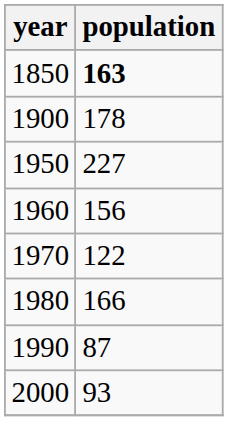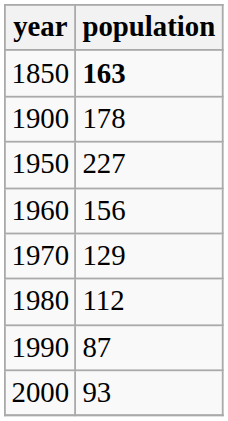(104, 255) 122 -> (104, 255) 129
(104, 301) 166 -> (103, 301) 112
